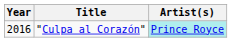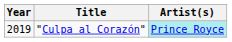(19, 29) 2016 -> (19, 29) 2019
